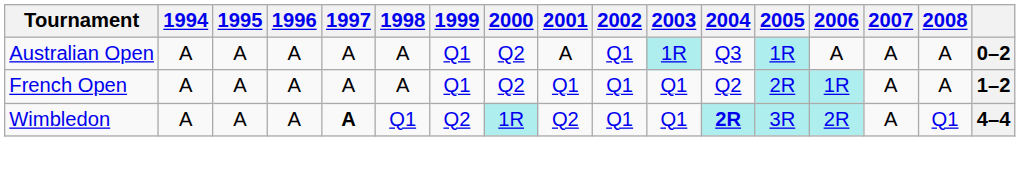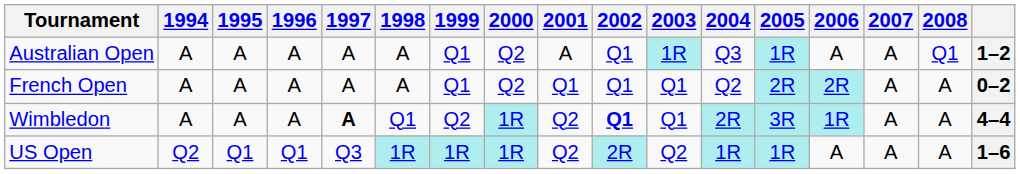(945, 53) A -> (945, 53) Q1
(994, 53) 0–2 -> (994, 53) 1–2
(837, 85) 1R -> (837, 85) 2R
(994, 85) 1–2 -> (994, 85) 0–2
(620, 118) normal -> (620, 118) bold
(728, 118) bold -> (728, 118) normal
(837, 118) 2R -> (837, 118) 1R
(945, 118) Q1 -> (945, 118) A
+ row: (51, 151)
